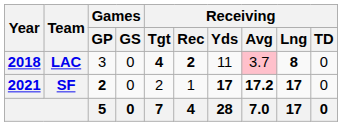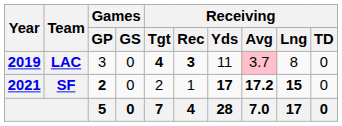(24, 62) 2018 -> (24, 62) 2019
(191, 62) 2 -> (191, 62) 3
(294, 62) bold -> (294, 62) normal
(294, 86) 17 -> (294, 86) 15
